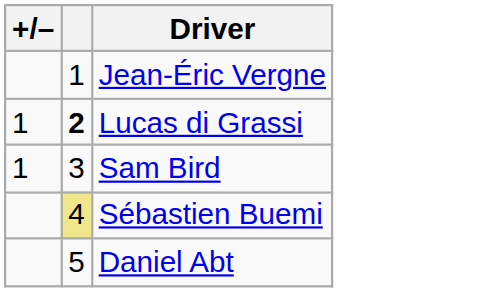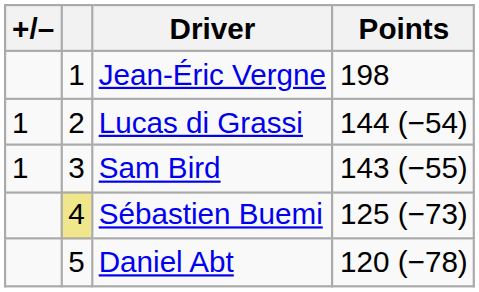+ column: (404, 28)
(76, 122) bold -> (76, 122) normal
